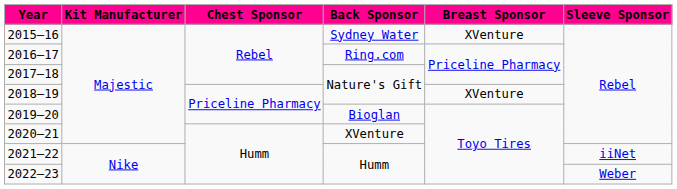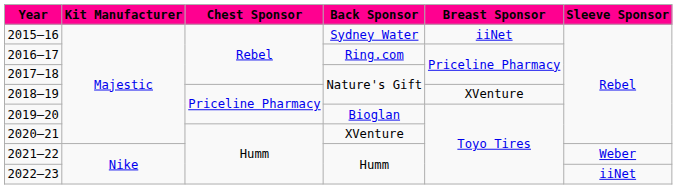(494, 34) XVenture -> (494, 34) iiNet
(618, 154) iiNet -> (618, 154) Weber
(618, 174) Weber -> (618, 174) iiNet
